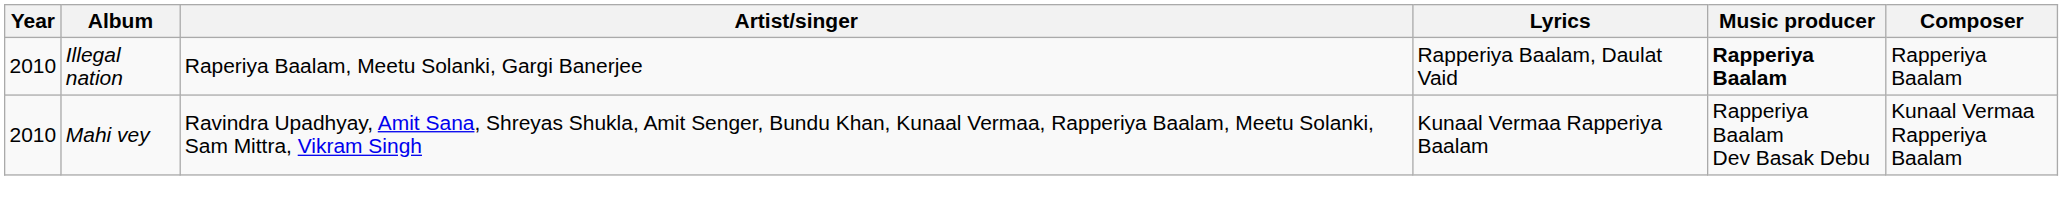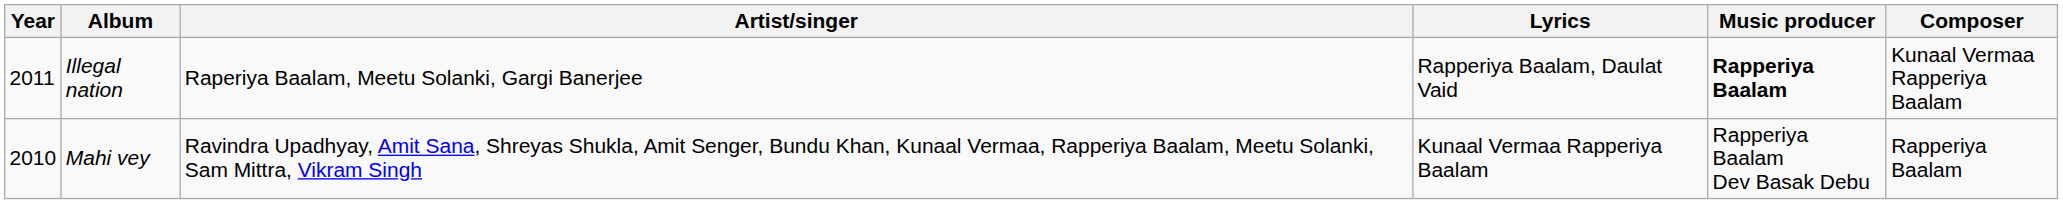(33, 66) 2010 -> (32, 77) 2011
(1939, 66) Rapperiya Baalam -> (1963, 77) Kunaal Vermaa Rapperiya Baalam
(1963, 134) Kunaal Vermaa Rapperiya Baalam -> (1939, 158) Rapperiya Baalam
